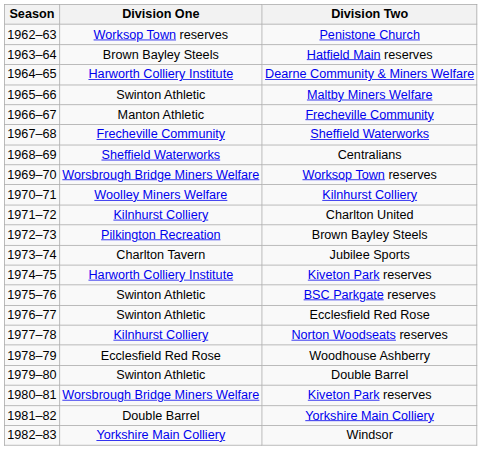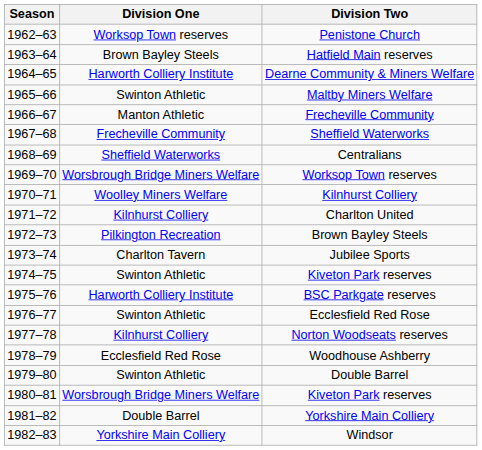(161, 275) Harworth Colliery Institute -> (161, 275) Swinton Athletic
(161, 295) Swinton Athletic -> (161, 295) Harworth Colliery Institute
